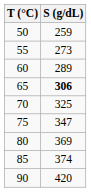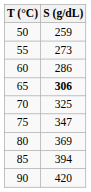(63, 68) 289 -> (63, 68) 286
(63, 159) 374 -> (63, 159) 394
